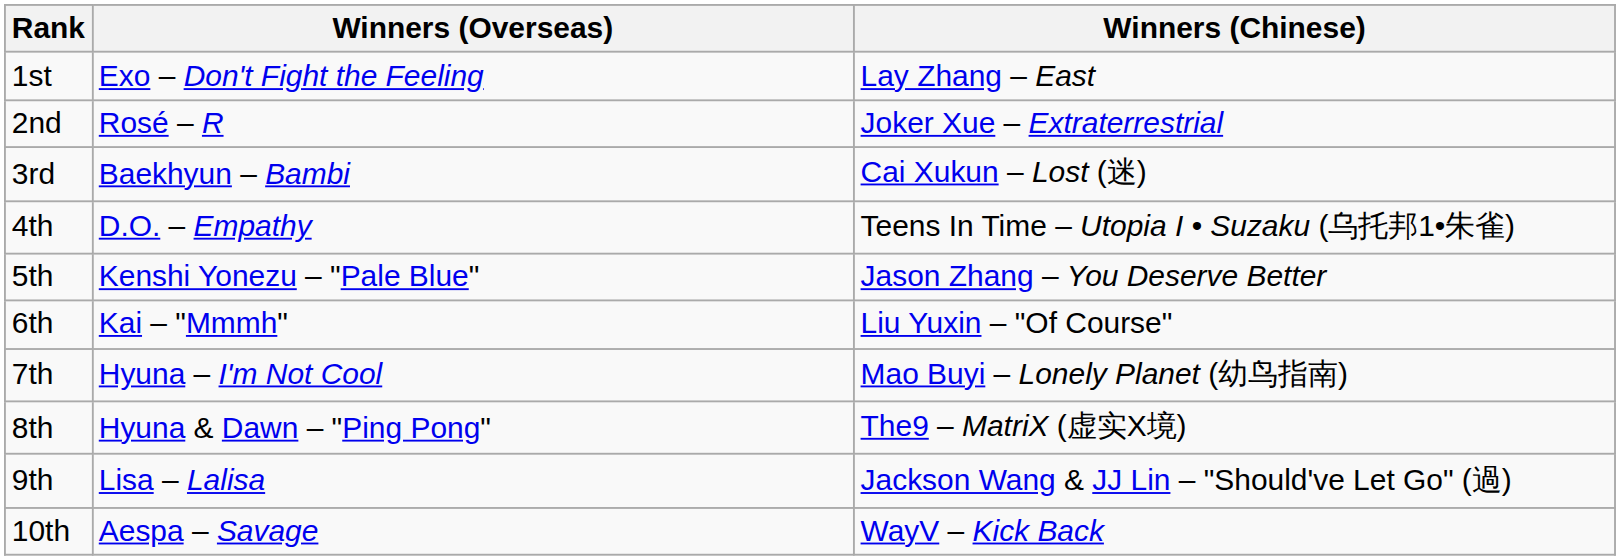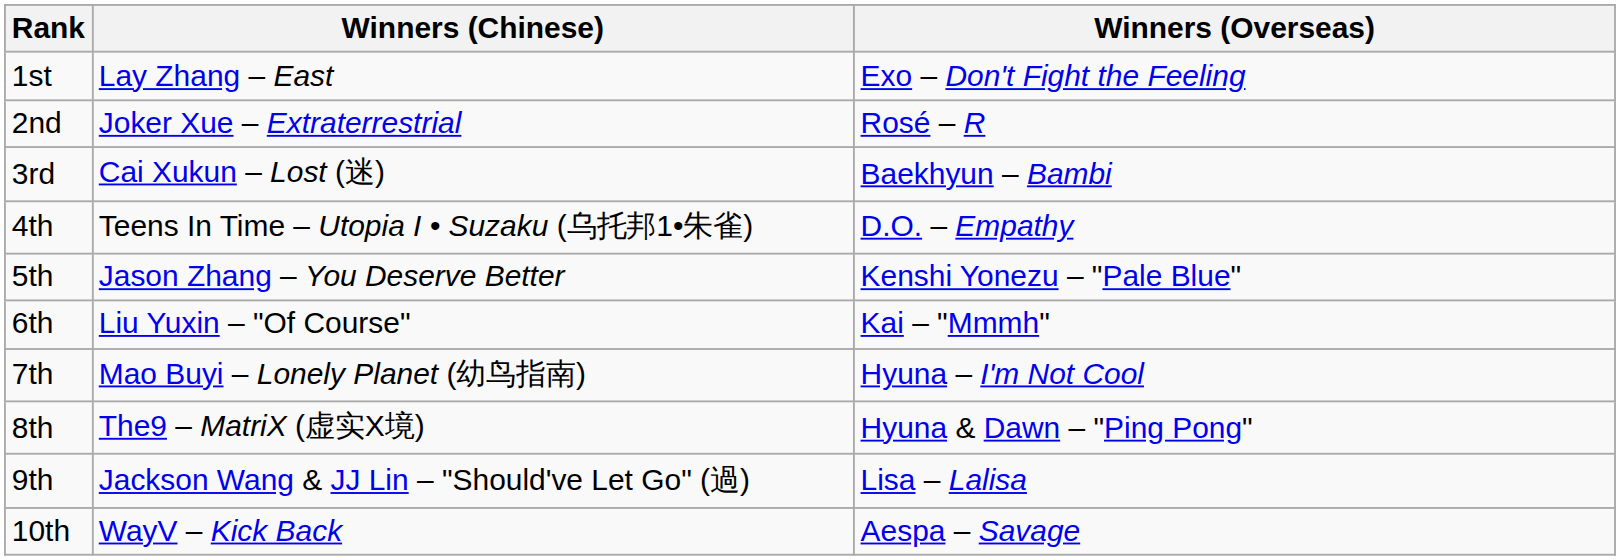columns swapped: (1235, 28) <-> (473, 28)
